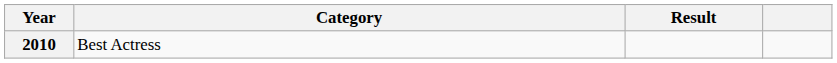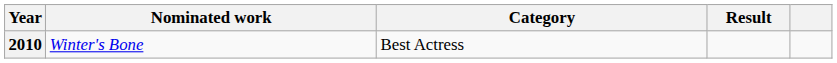+ column: (211, 17)
